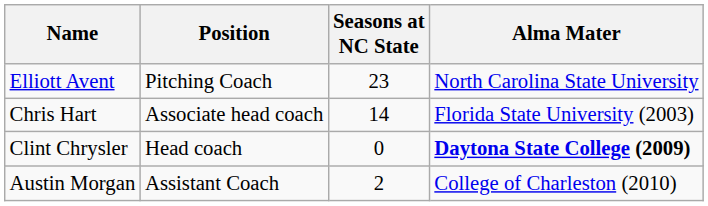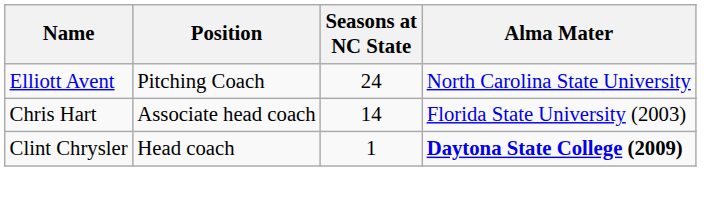(379, 80) 23 -> (371, 80) 24
(379, 149) 0 -> (371, 149) 1
- row: (72, 183)
